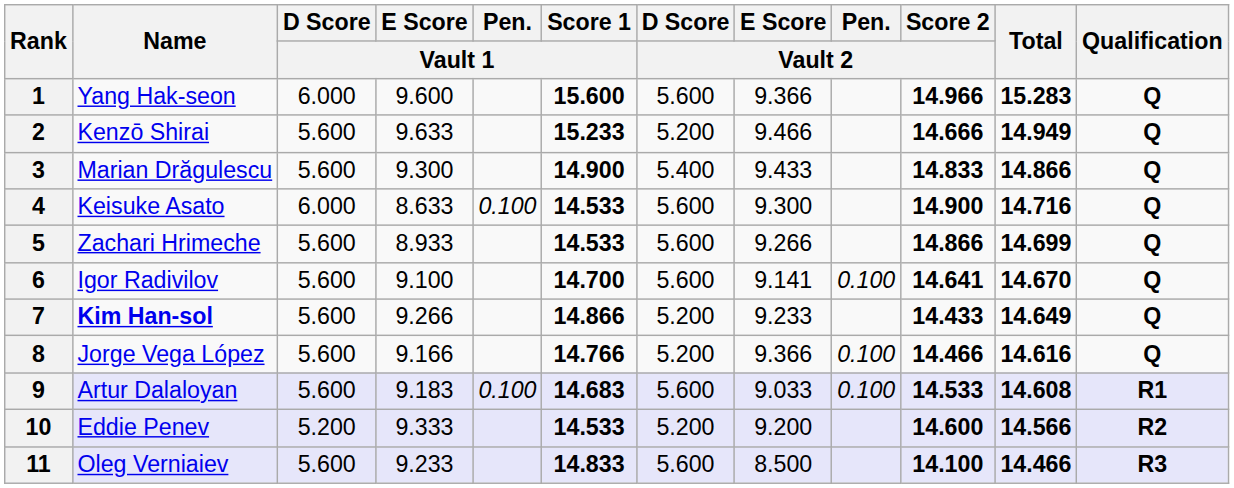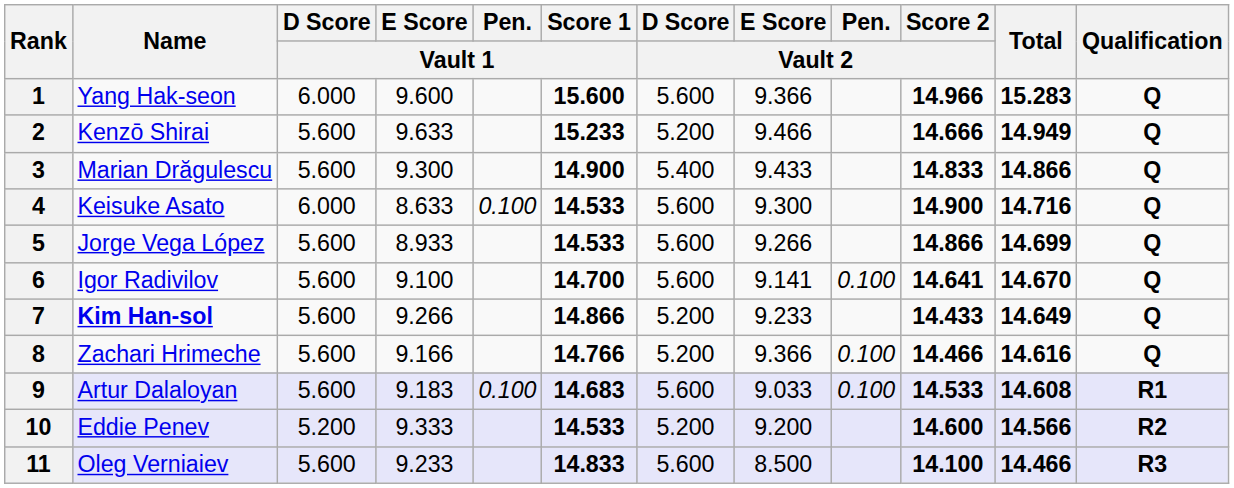(169, 243) Zachari Hrimeche -> (171, 243) Jorge Vega López
(171, 354) Jorge Vega López -> (169, 354) Zachari Hrimeche
